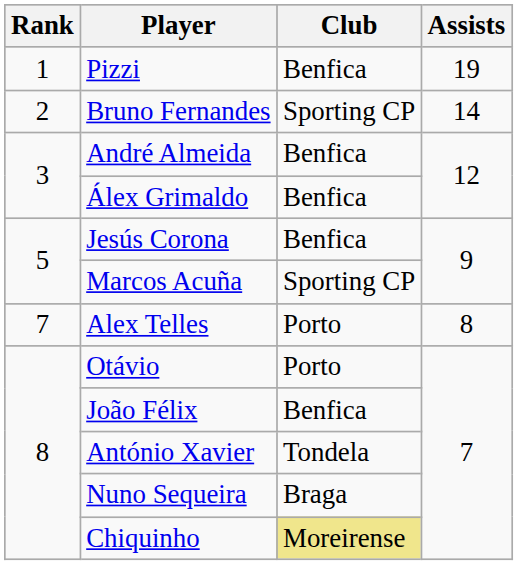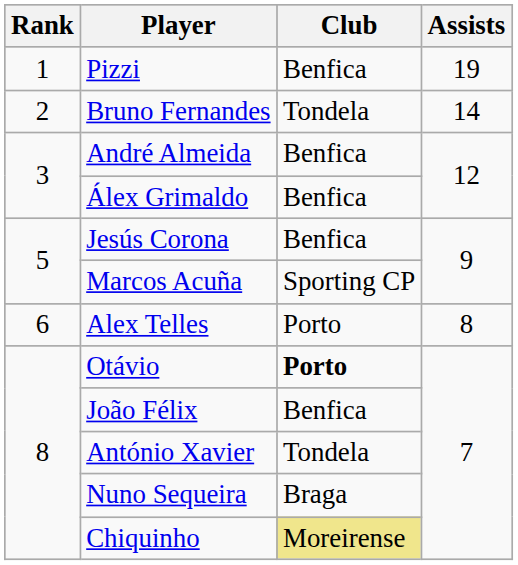(349, 111) Sporting CP -> (326, 111) Tondela
(42, 324) 7 -> (42, 324) 6
(312, 366) normal -> (315, 366) bold
